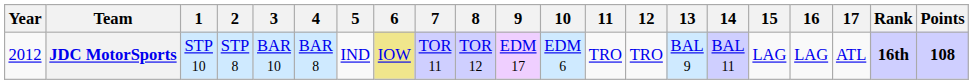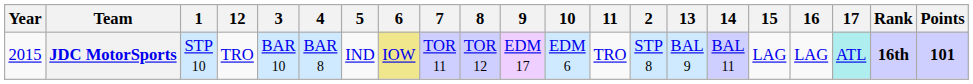columns swapped: (235, 18) <-> (646, 18)
(25, 55) 2012 -> (25, 55) 2015
(851, 55) no background -> (851, 55) paleturquoise background
(943, 55) 108 -> (943, 55) 101
